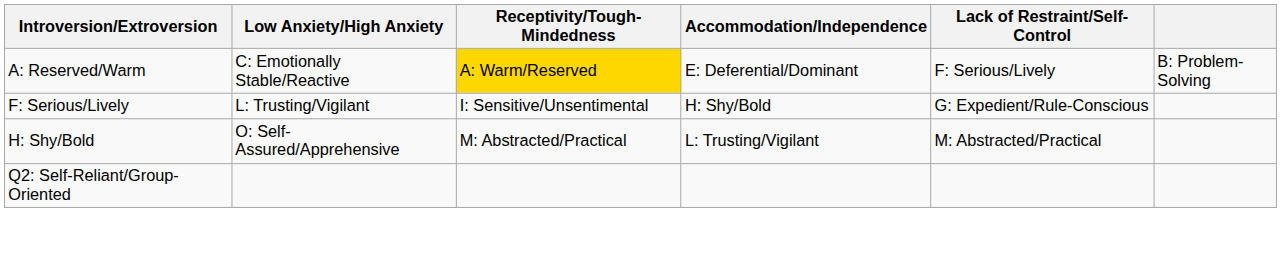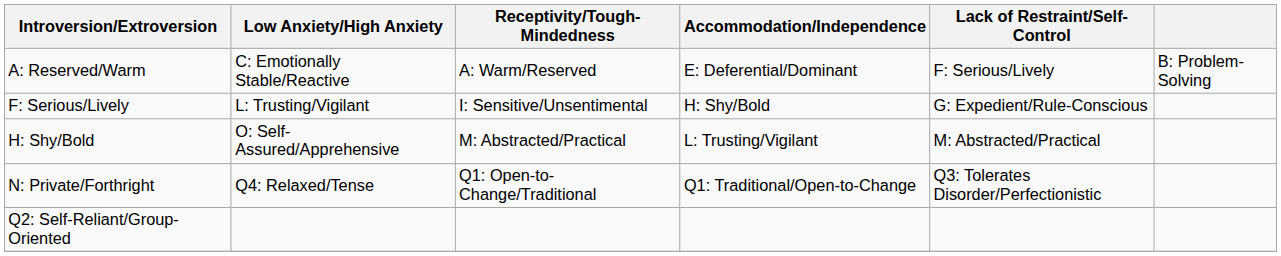(528, 70) gold background -> (528, 70) no background
+ row: (81, 185)
